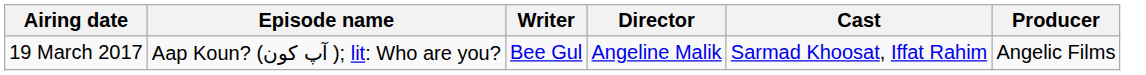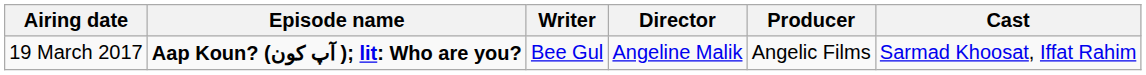columns swapped: (1056, 20) <-> (859, 20)
(326, 53) normal -> (337, 53) bold
